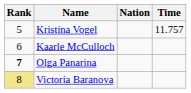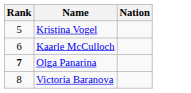- column: (169, 12)
(19, 79) khaki background -> (19, 79) no background
